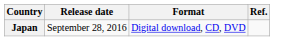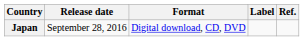+ column: (262, 12)
